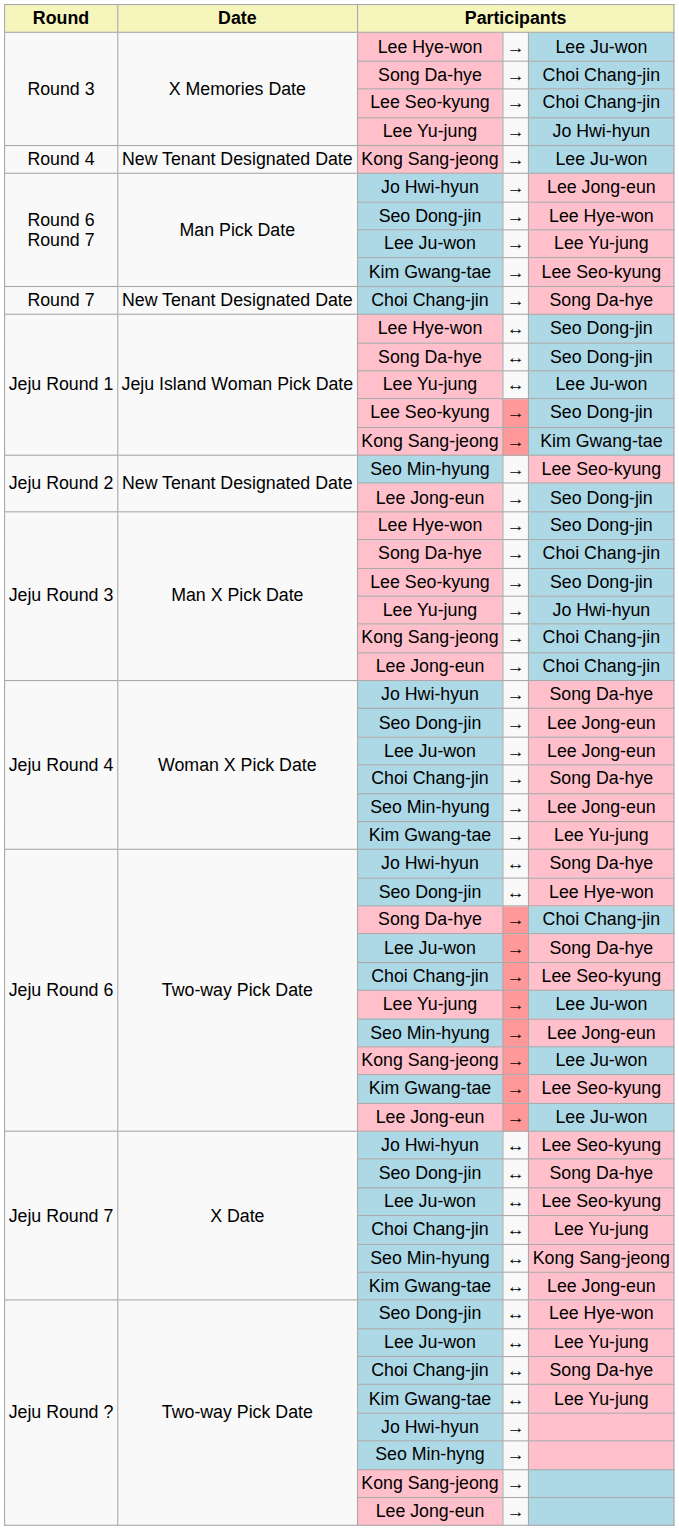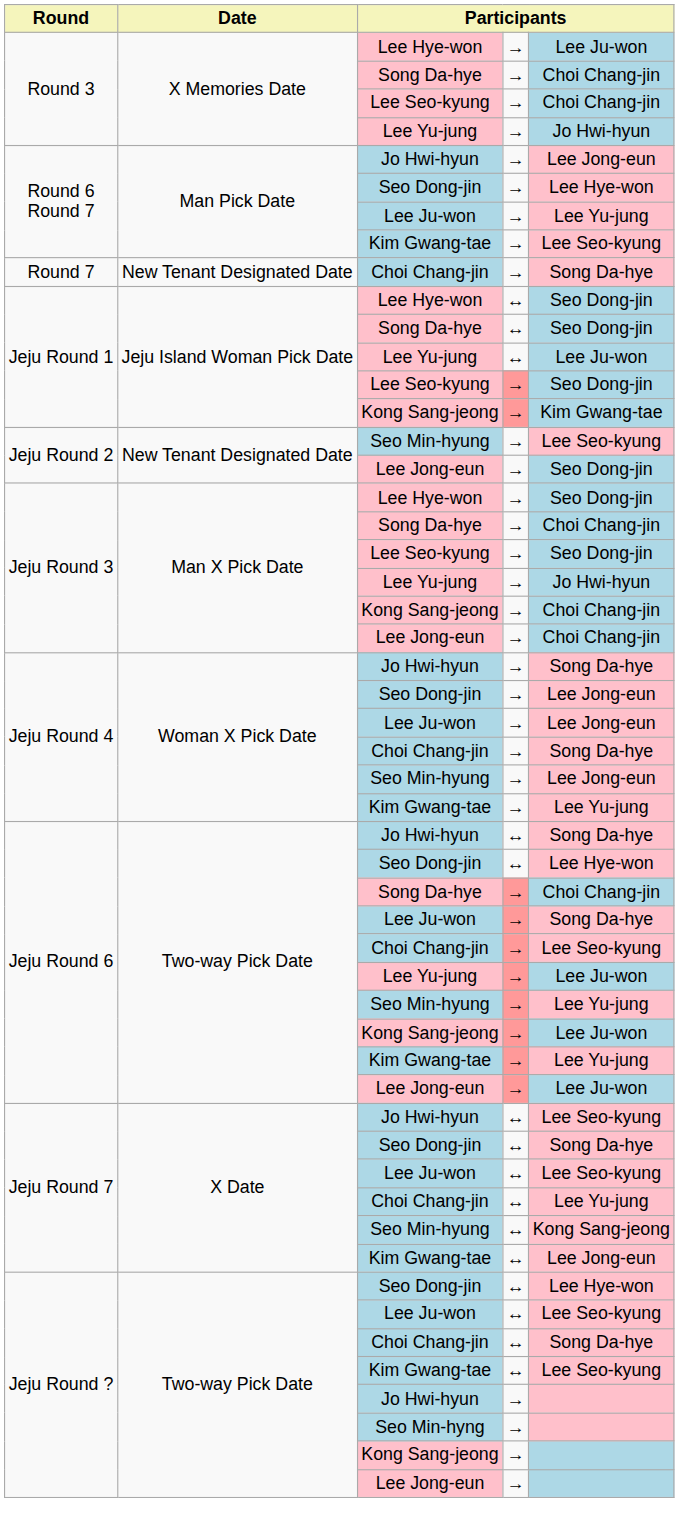- row: (61, 159)
(601, 1032) Lee Jong-eun -> (601, 1004) Lee Yu-jung
(601, 1088) Lee Seo-kyung -> (601, 1060) Lee Yu-jung
(601, 1342) Lee Yu-jung -> (601, 1314) Lee Seo-kyung
(601, 1398) Lee Yu-jung -> (601, 1370) Lee Seo-kyung
